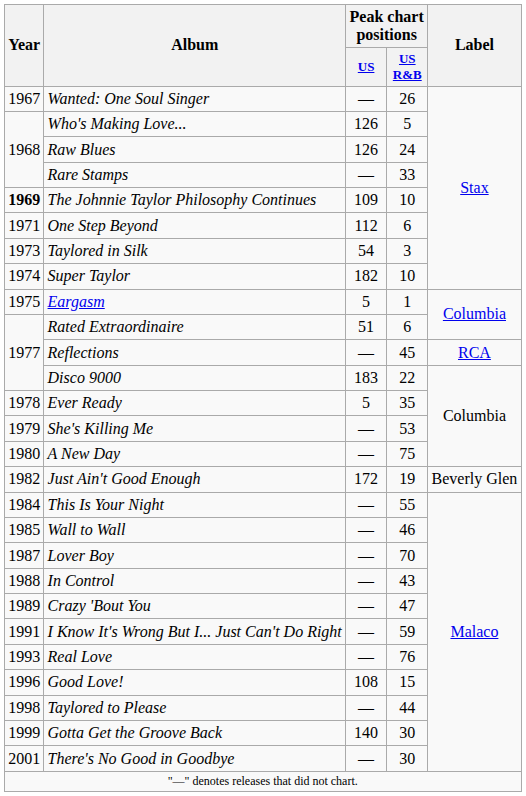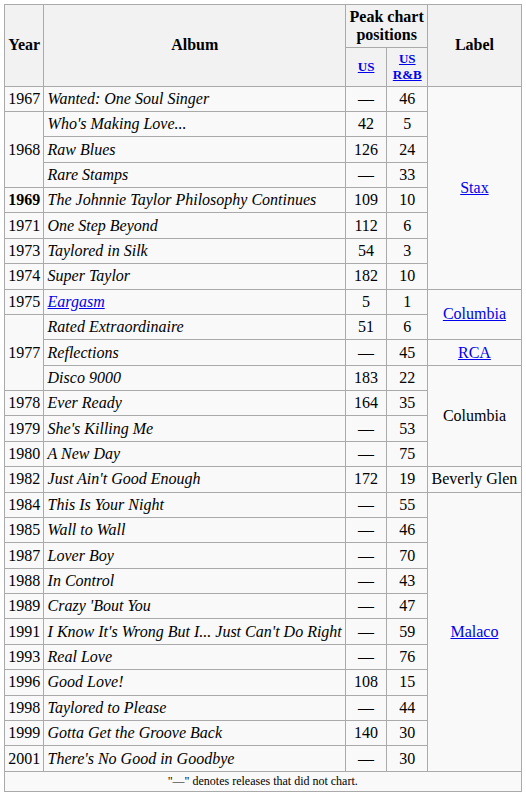(407, 98) 26 -> (407, 98) 46
(366, 124) 126 -> (366, 124) 42
(366, 403) 5 -> (366, 403) 164
